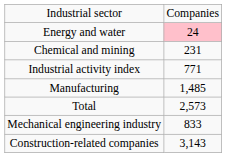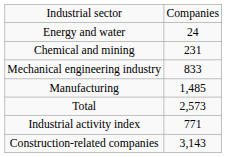(193, 32) pink background -> (193, 32) no background
rows swapped: (84, 124) <-> (84, 69)
